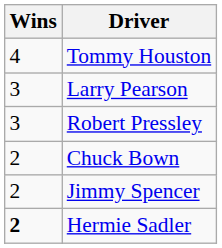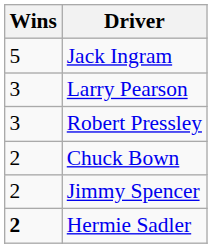+ row: (119, 55)
- row: (139, 55)
